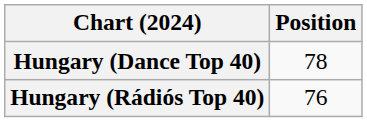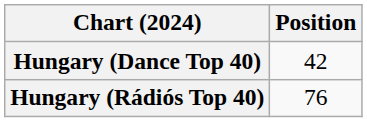(316, 60) 78 -> (316, 60) 42
